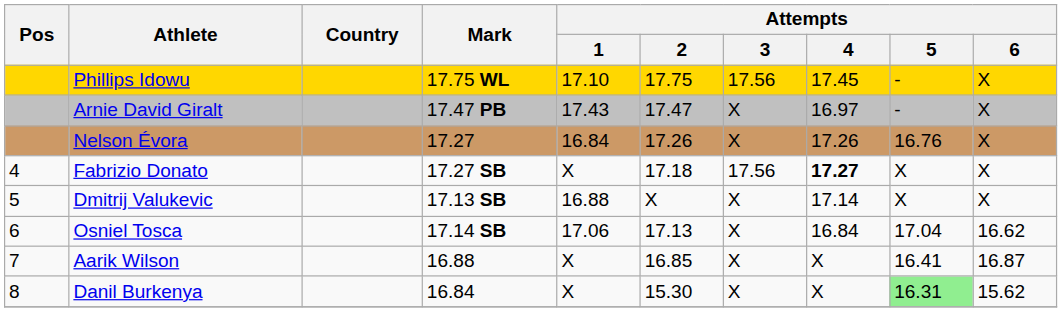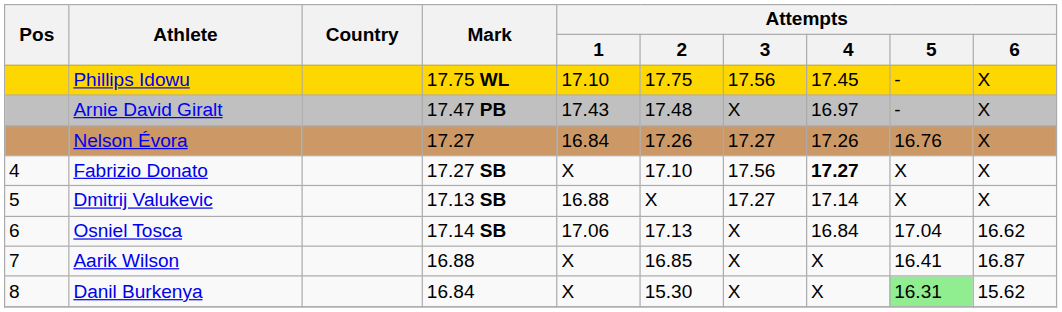(668, 110) 17.47 -> (668, 110) 17.48
(734, 140) X -> (752, 140) 17.27
(668, 170) 17.18 -> (668, 170) 17.10
(734, 200) X -> (752, 200) 17.27
